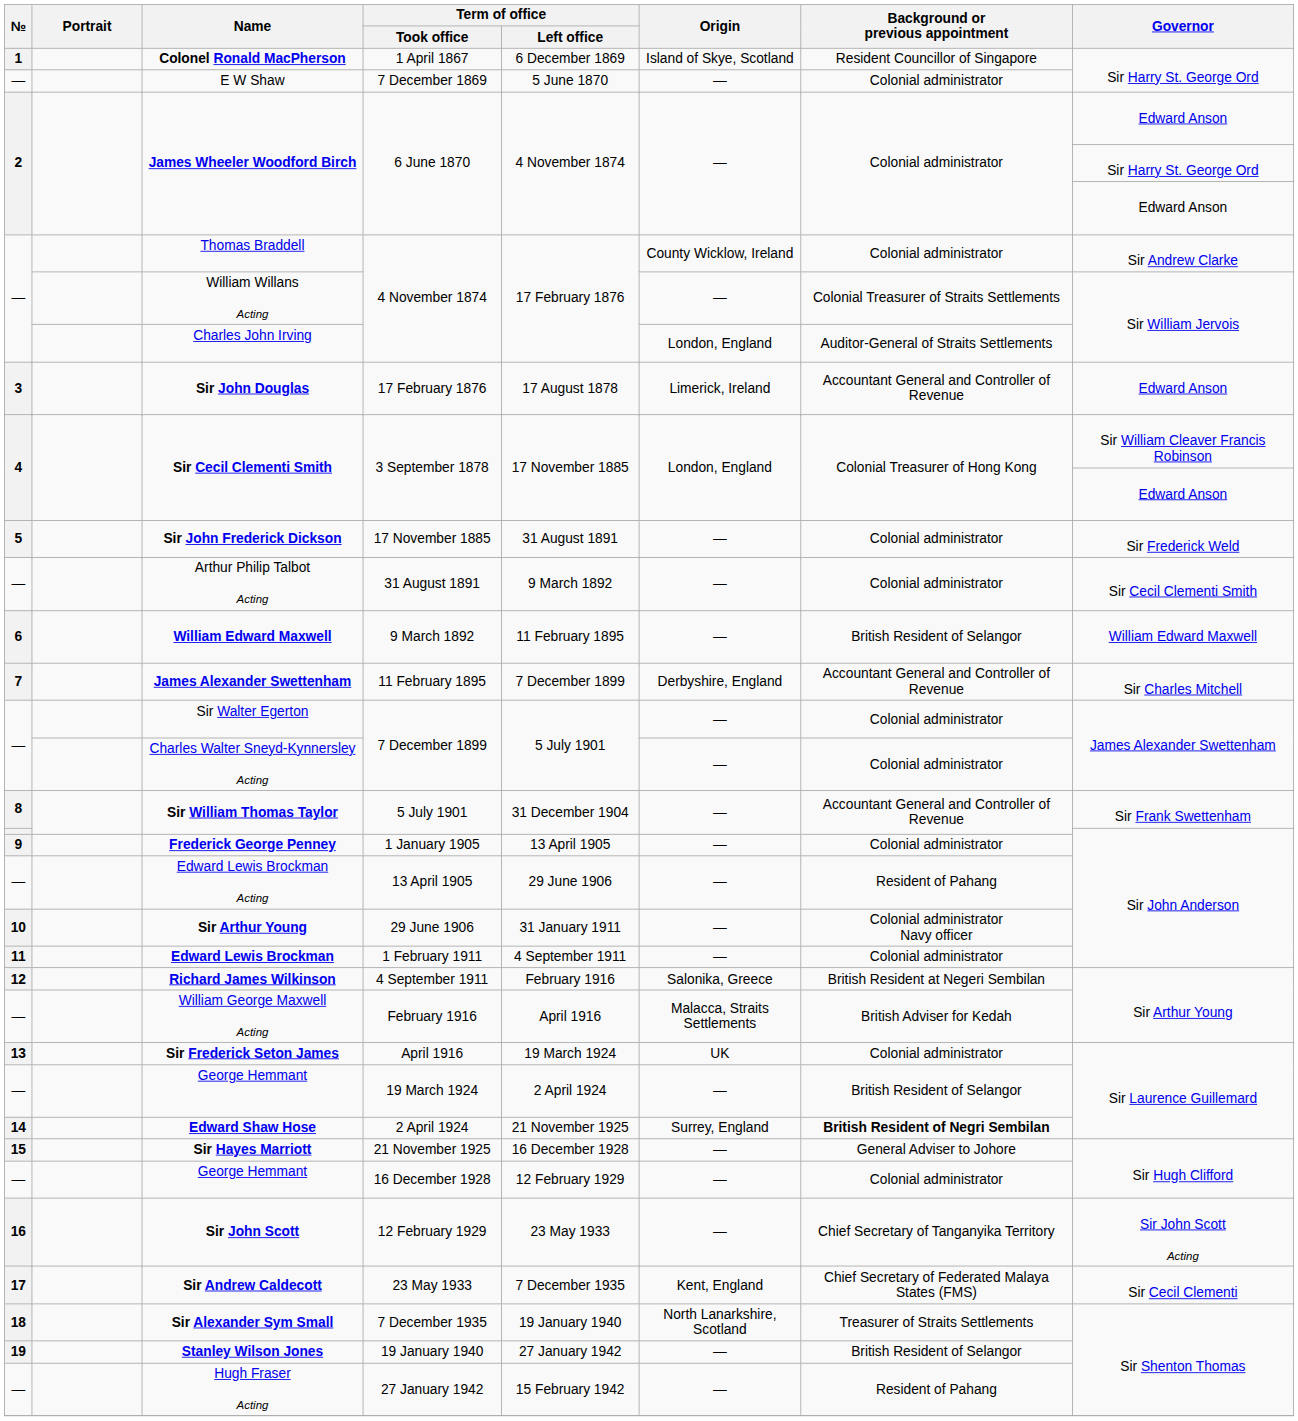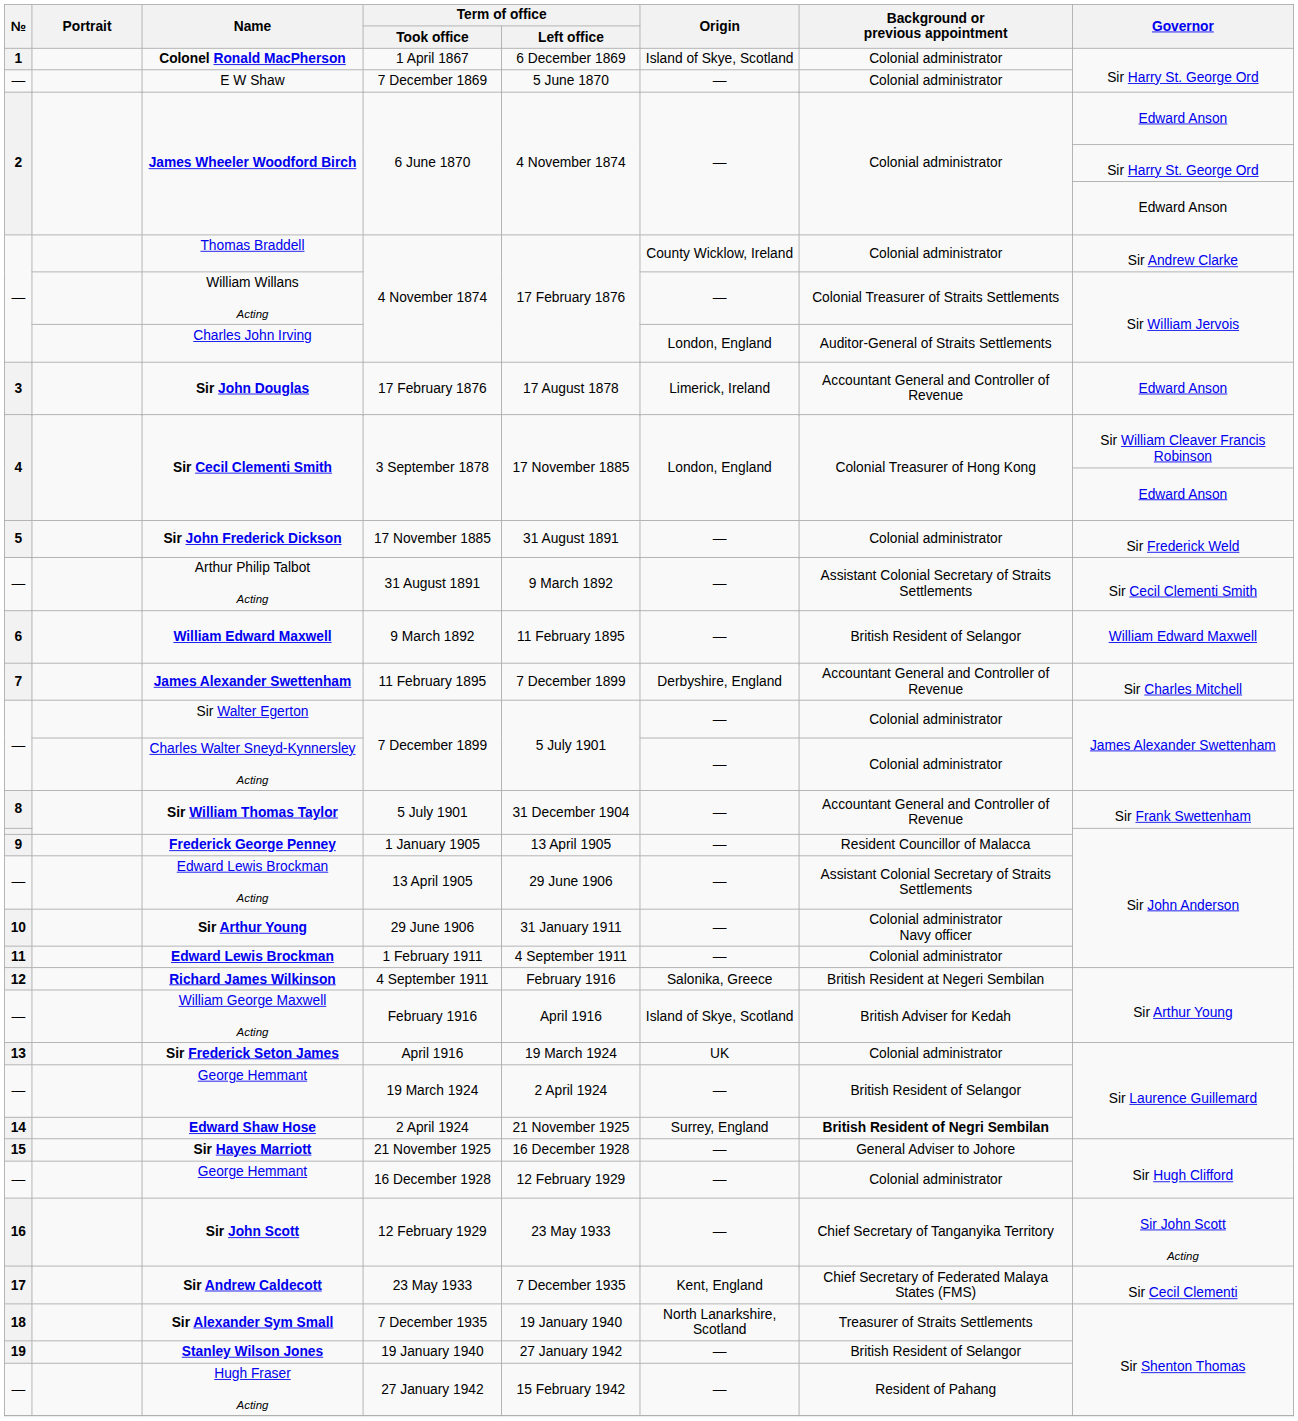(936, 59) Resident Councillor of Singapore -> (936, 59) Colonial administrator
(936, 584) Colonial administrator -> (936, 584) Assistant Colonial Secretary of Straits Settlements
(936, 845) Colonial administrator -> (936, 845) Resident Councillor of Malacca
(936, 882) Resident of Pahang -> (936, 882) Assistant Colonial Secretary of Straits Settlements
(720, 1016) Malacca, Straits Settlements -> (720, 1016) Island of Skye, Scotland
